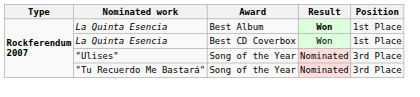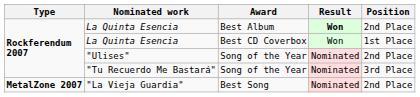(377, 26) 1st Place -> (388, 26) 2nd Place
(377, 56) 3rd Place -> (388, 56) 2nd Place
+ row: (135, 85)
